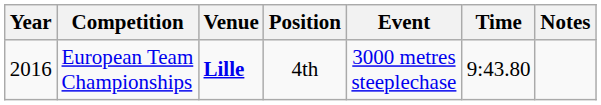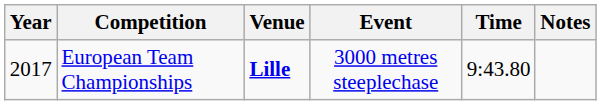- column: (305, 22)
(31, 69) 2016 -> (31, 69) 2017
